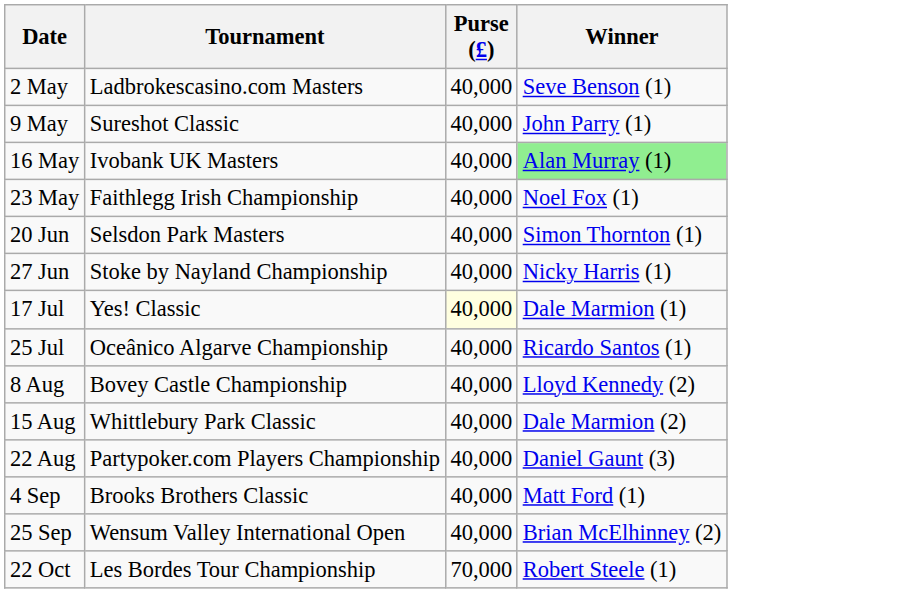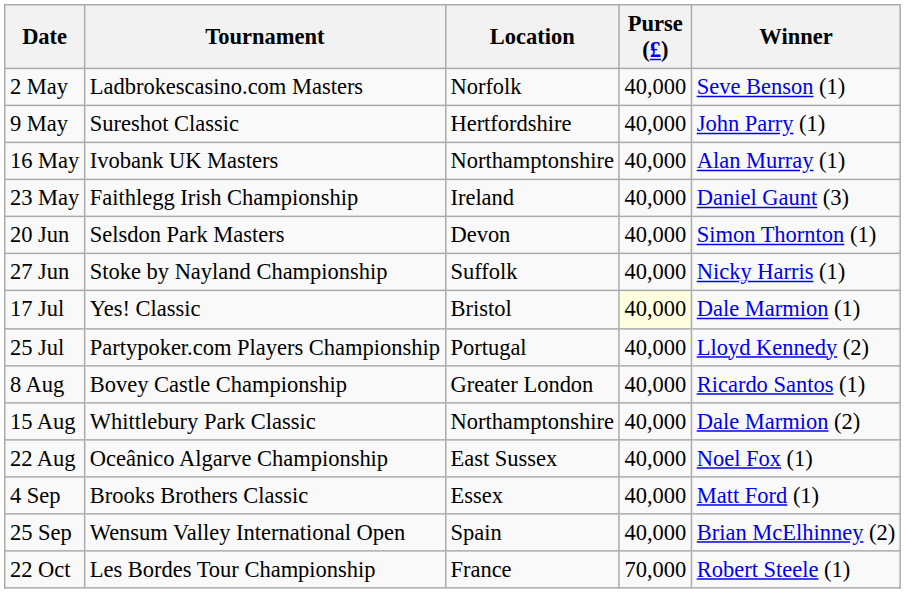+ column: (532, 36)
(597, 161) lightgreen background -> (771, 161) no background
(581, 198) Noel Fox (1) -> (773, 198) Daniel Gaunt (3)
(239, 346) Oceânico Algarve Championship -> (265, 346) Partypoker.com Players Championship
(607, 346) Ricardo Santos (1) -> (783, 346) Lloyd Kennedy (2)
(609, 383) Lloyd Kennedy (2) -> (781, 383) Ricardo Santos (1)
(265, 457) Partypoker.com Players Championship -> (239, 457) Oceânico Algarve Championship
(599, 457) Daniel Gaunt (3) -> (755, 457) Noel Fox (1)
